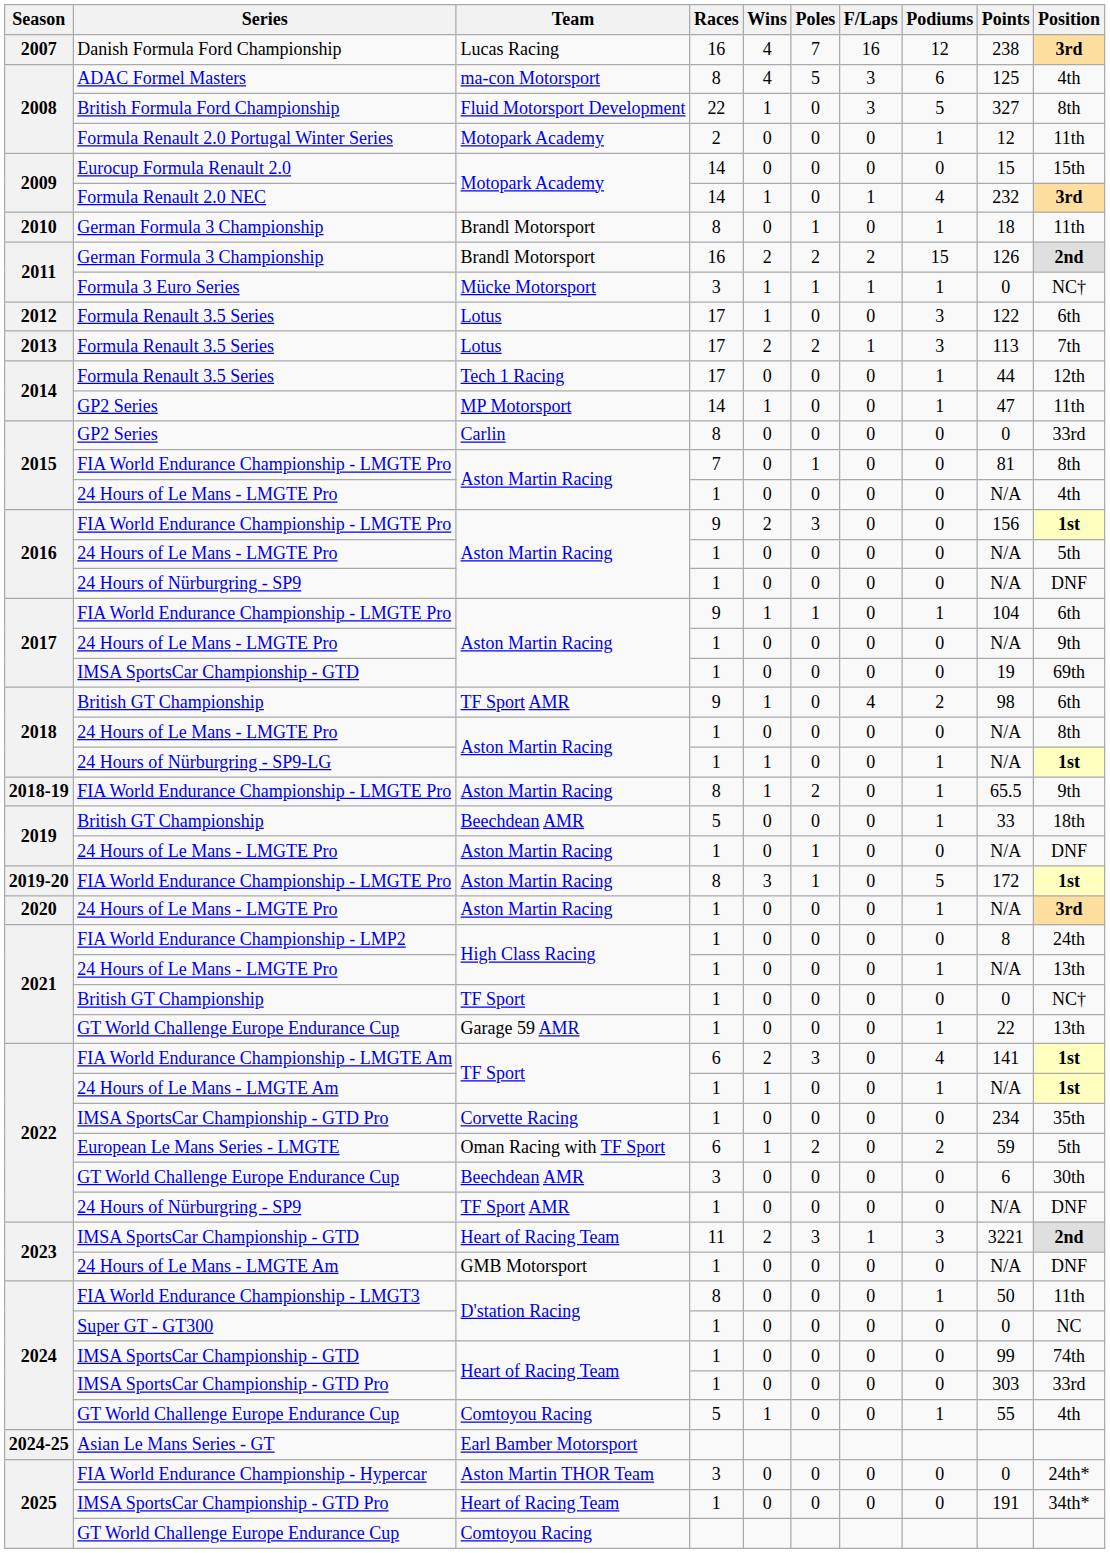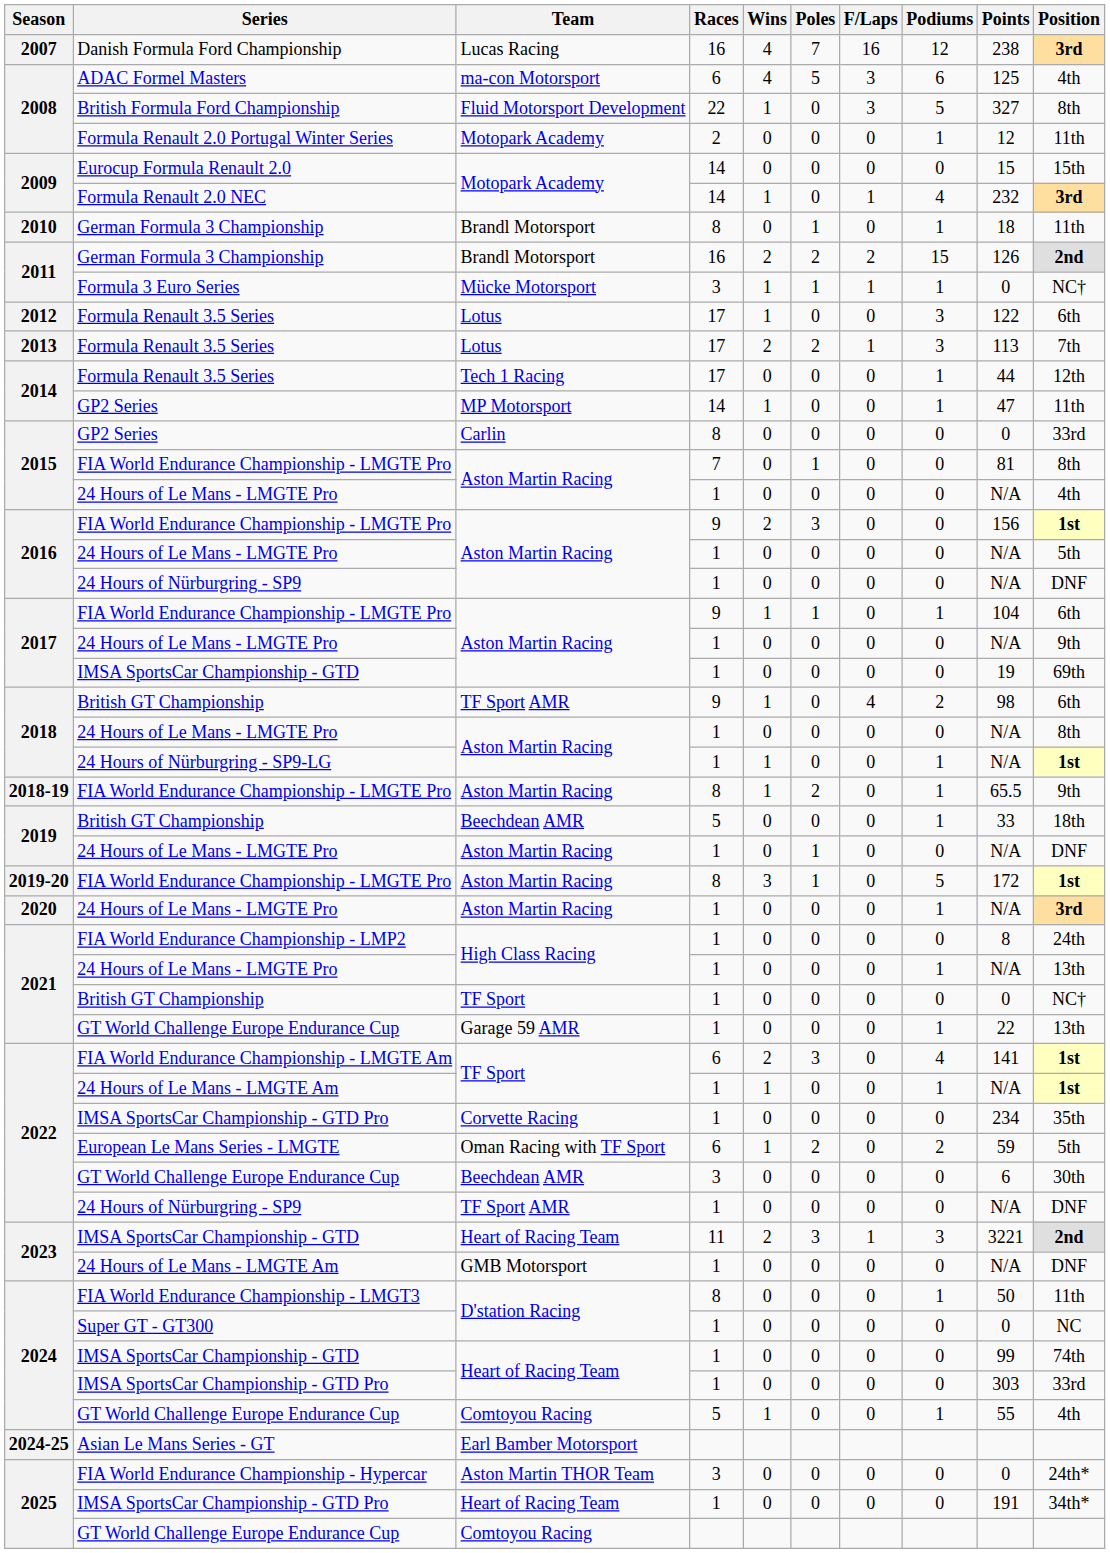(716, 79) 8 -> (716, 79) 6
